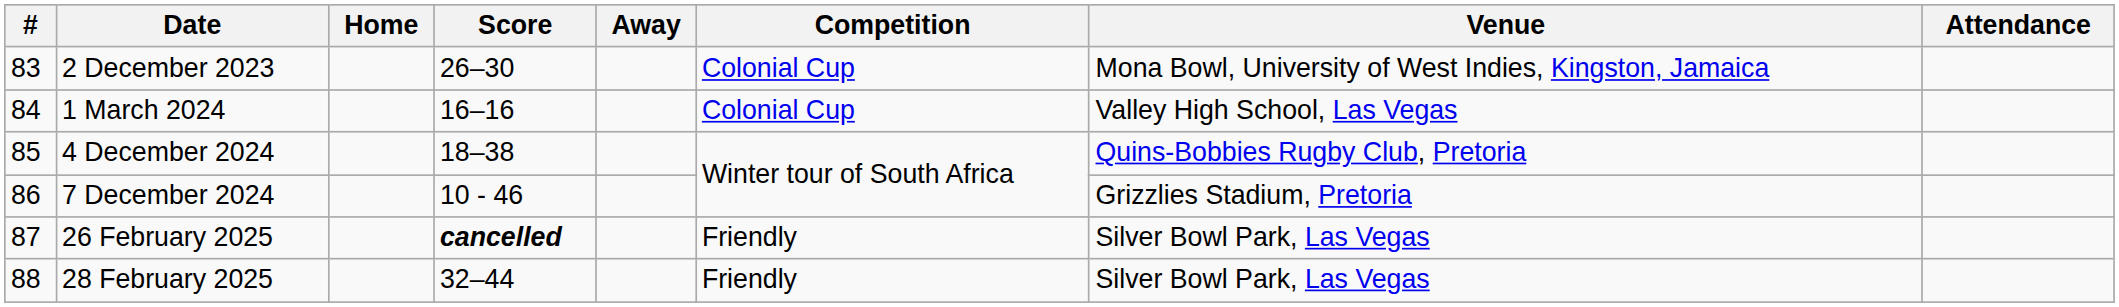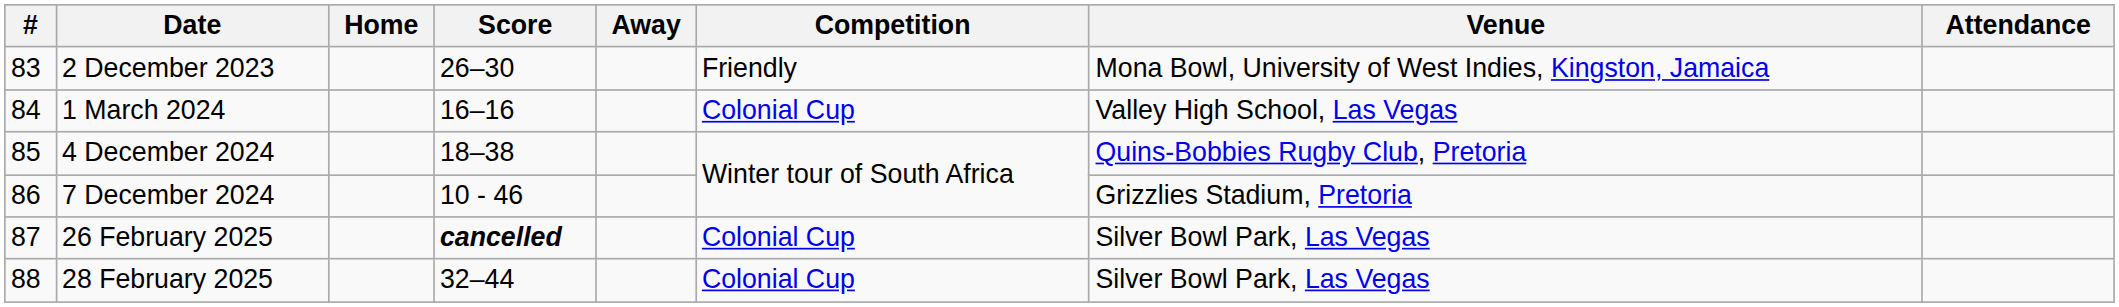(778, 68) Colonial Cup -> (749, 68) Friendly
(749, 237) Friendly -> (778, 237) Colonial Cup
(749, 279) Friendly -> (778, 279) Colonial Cup
